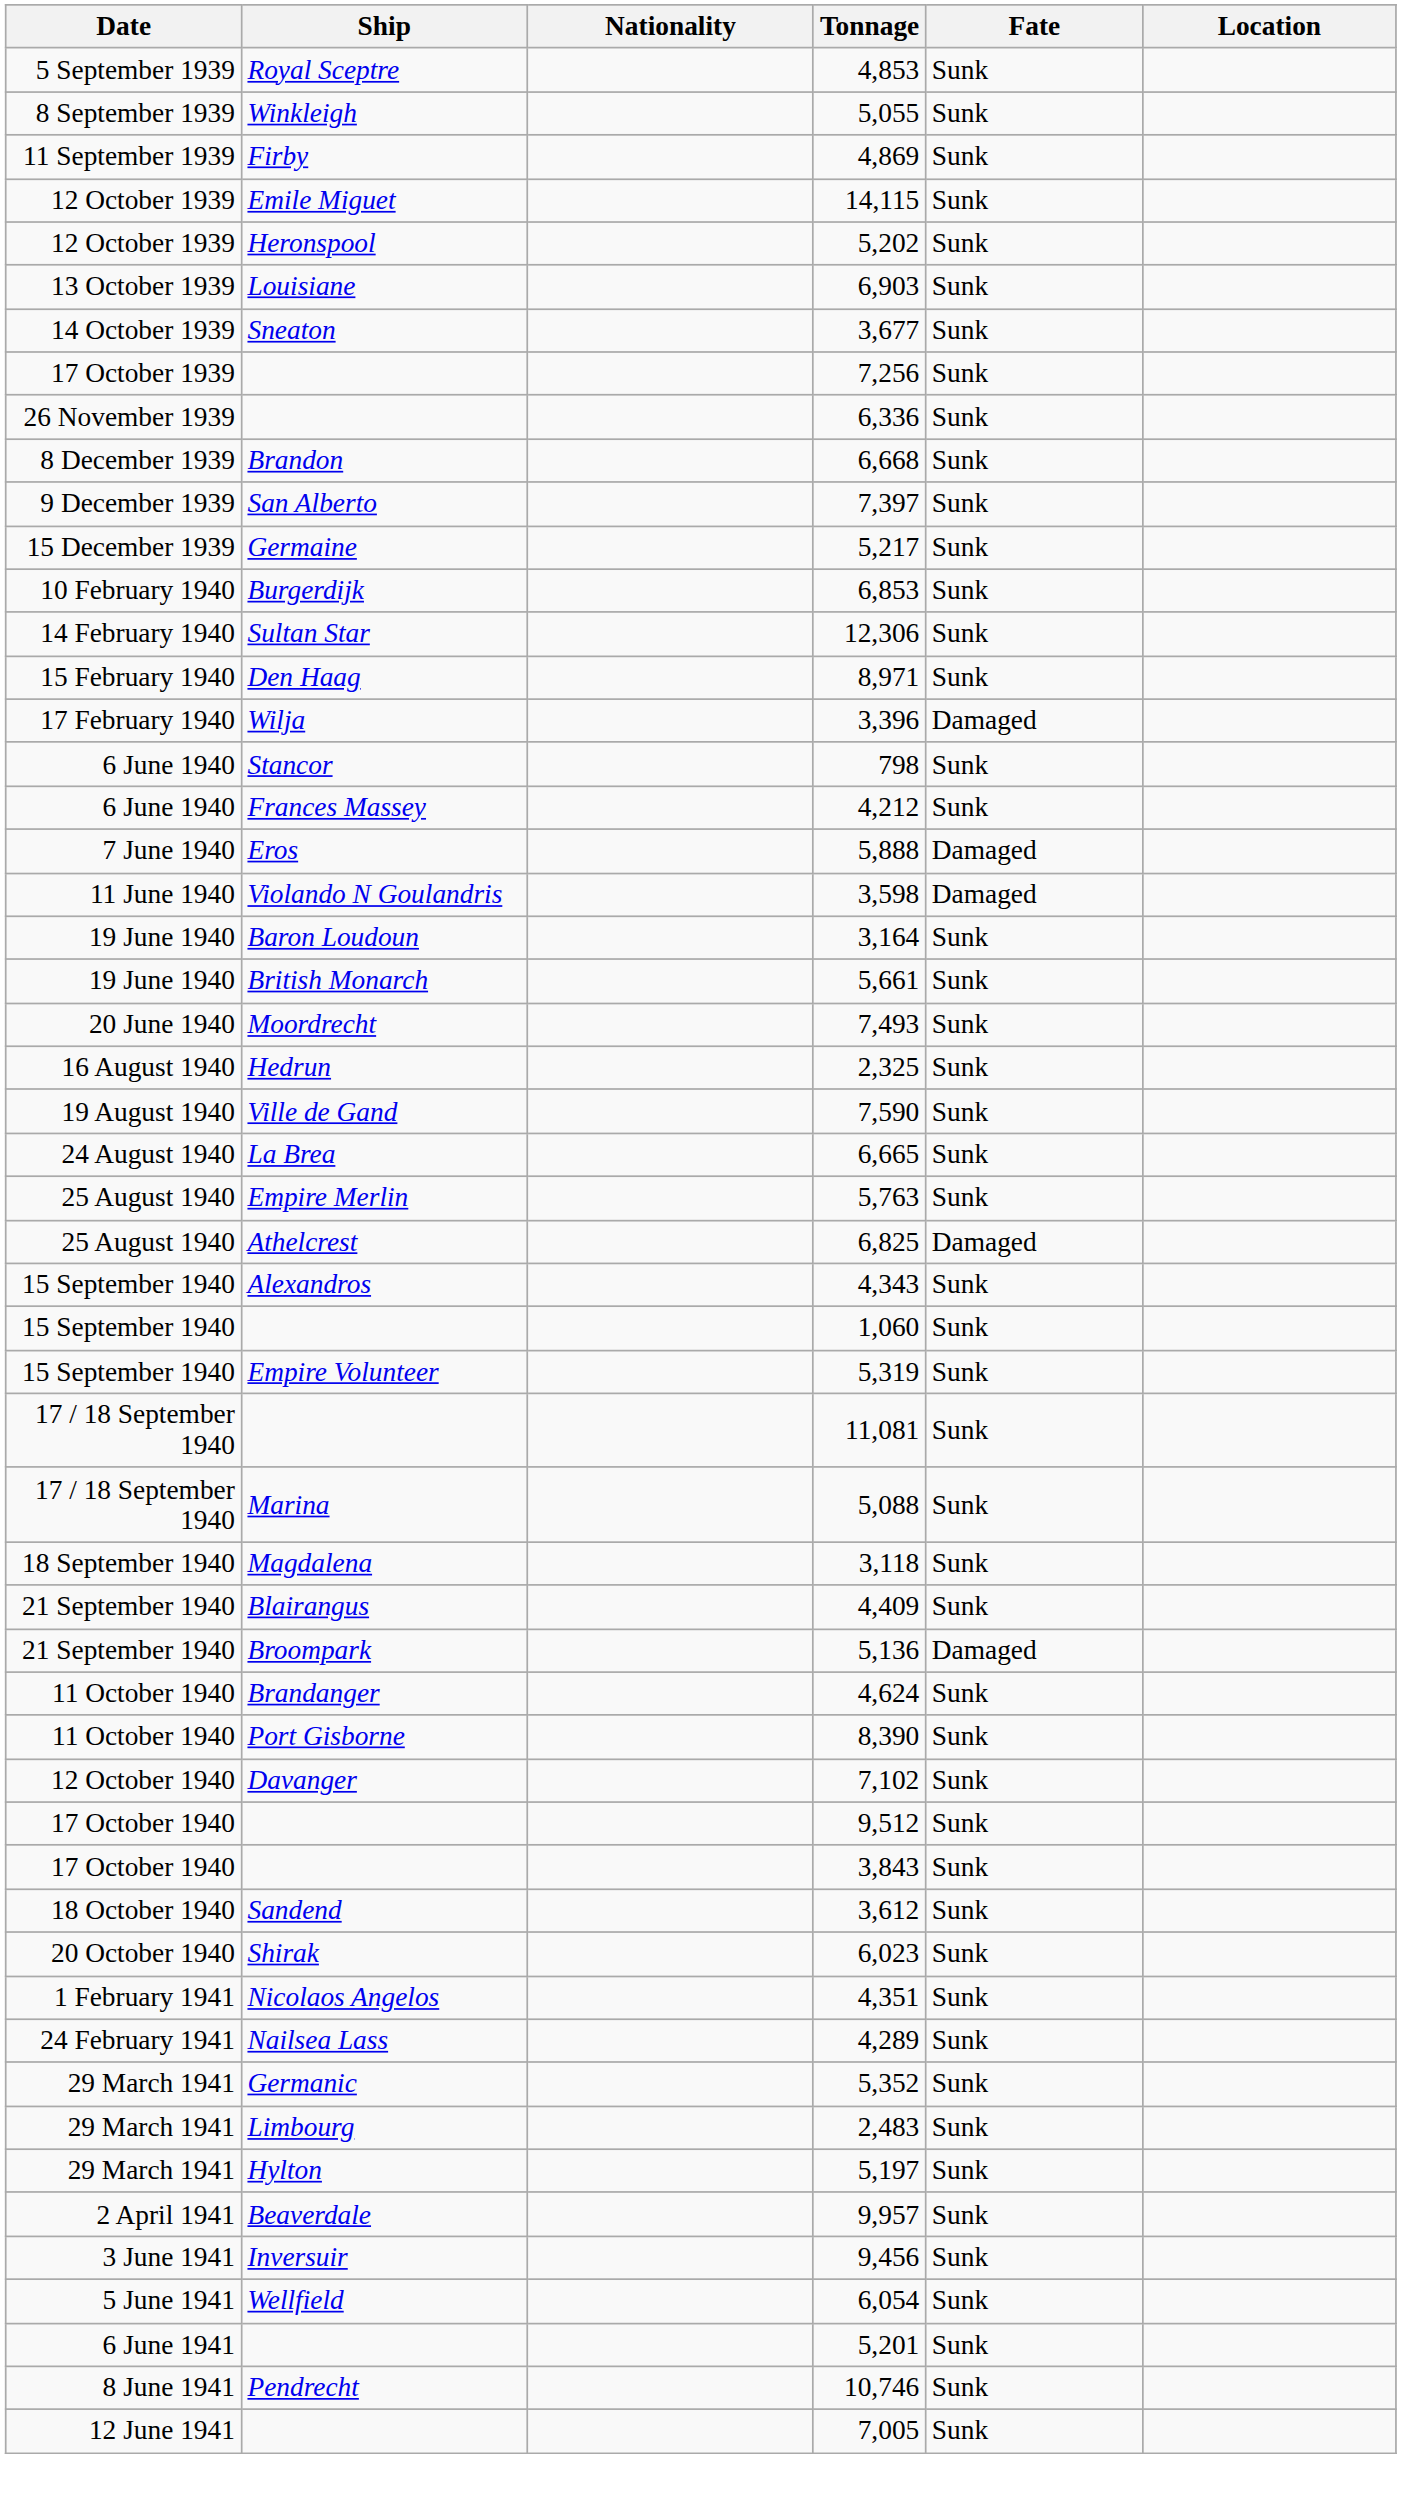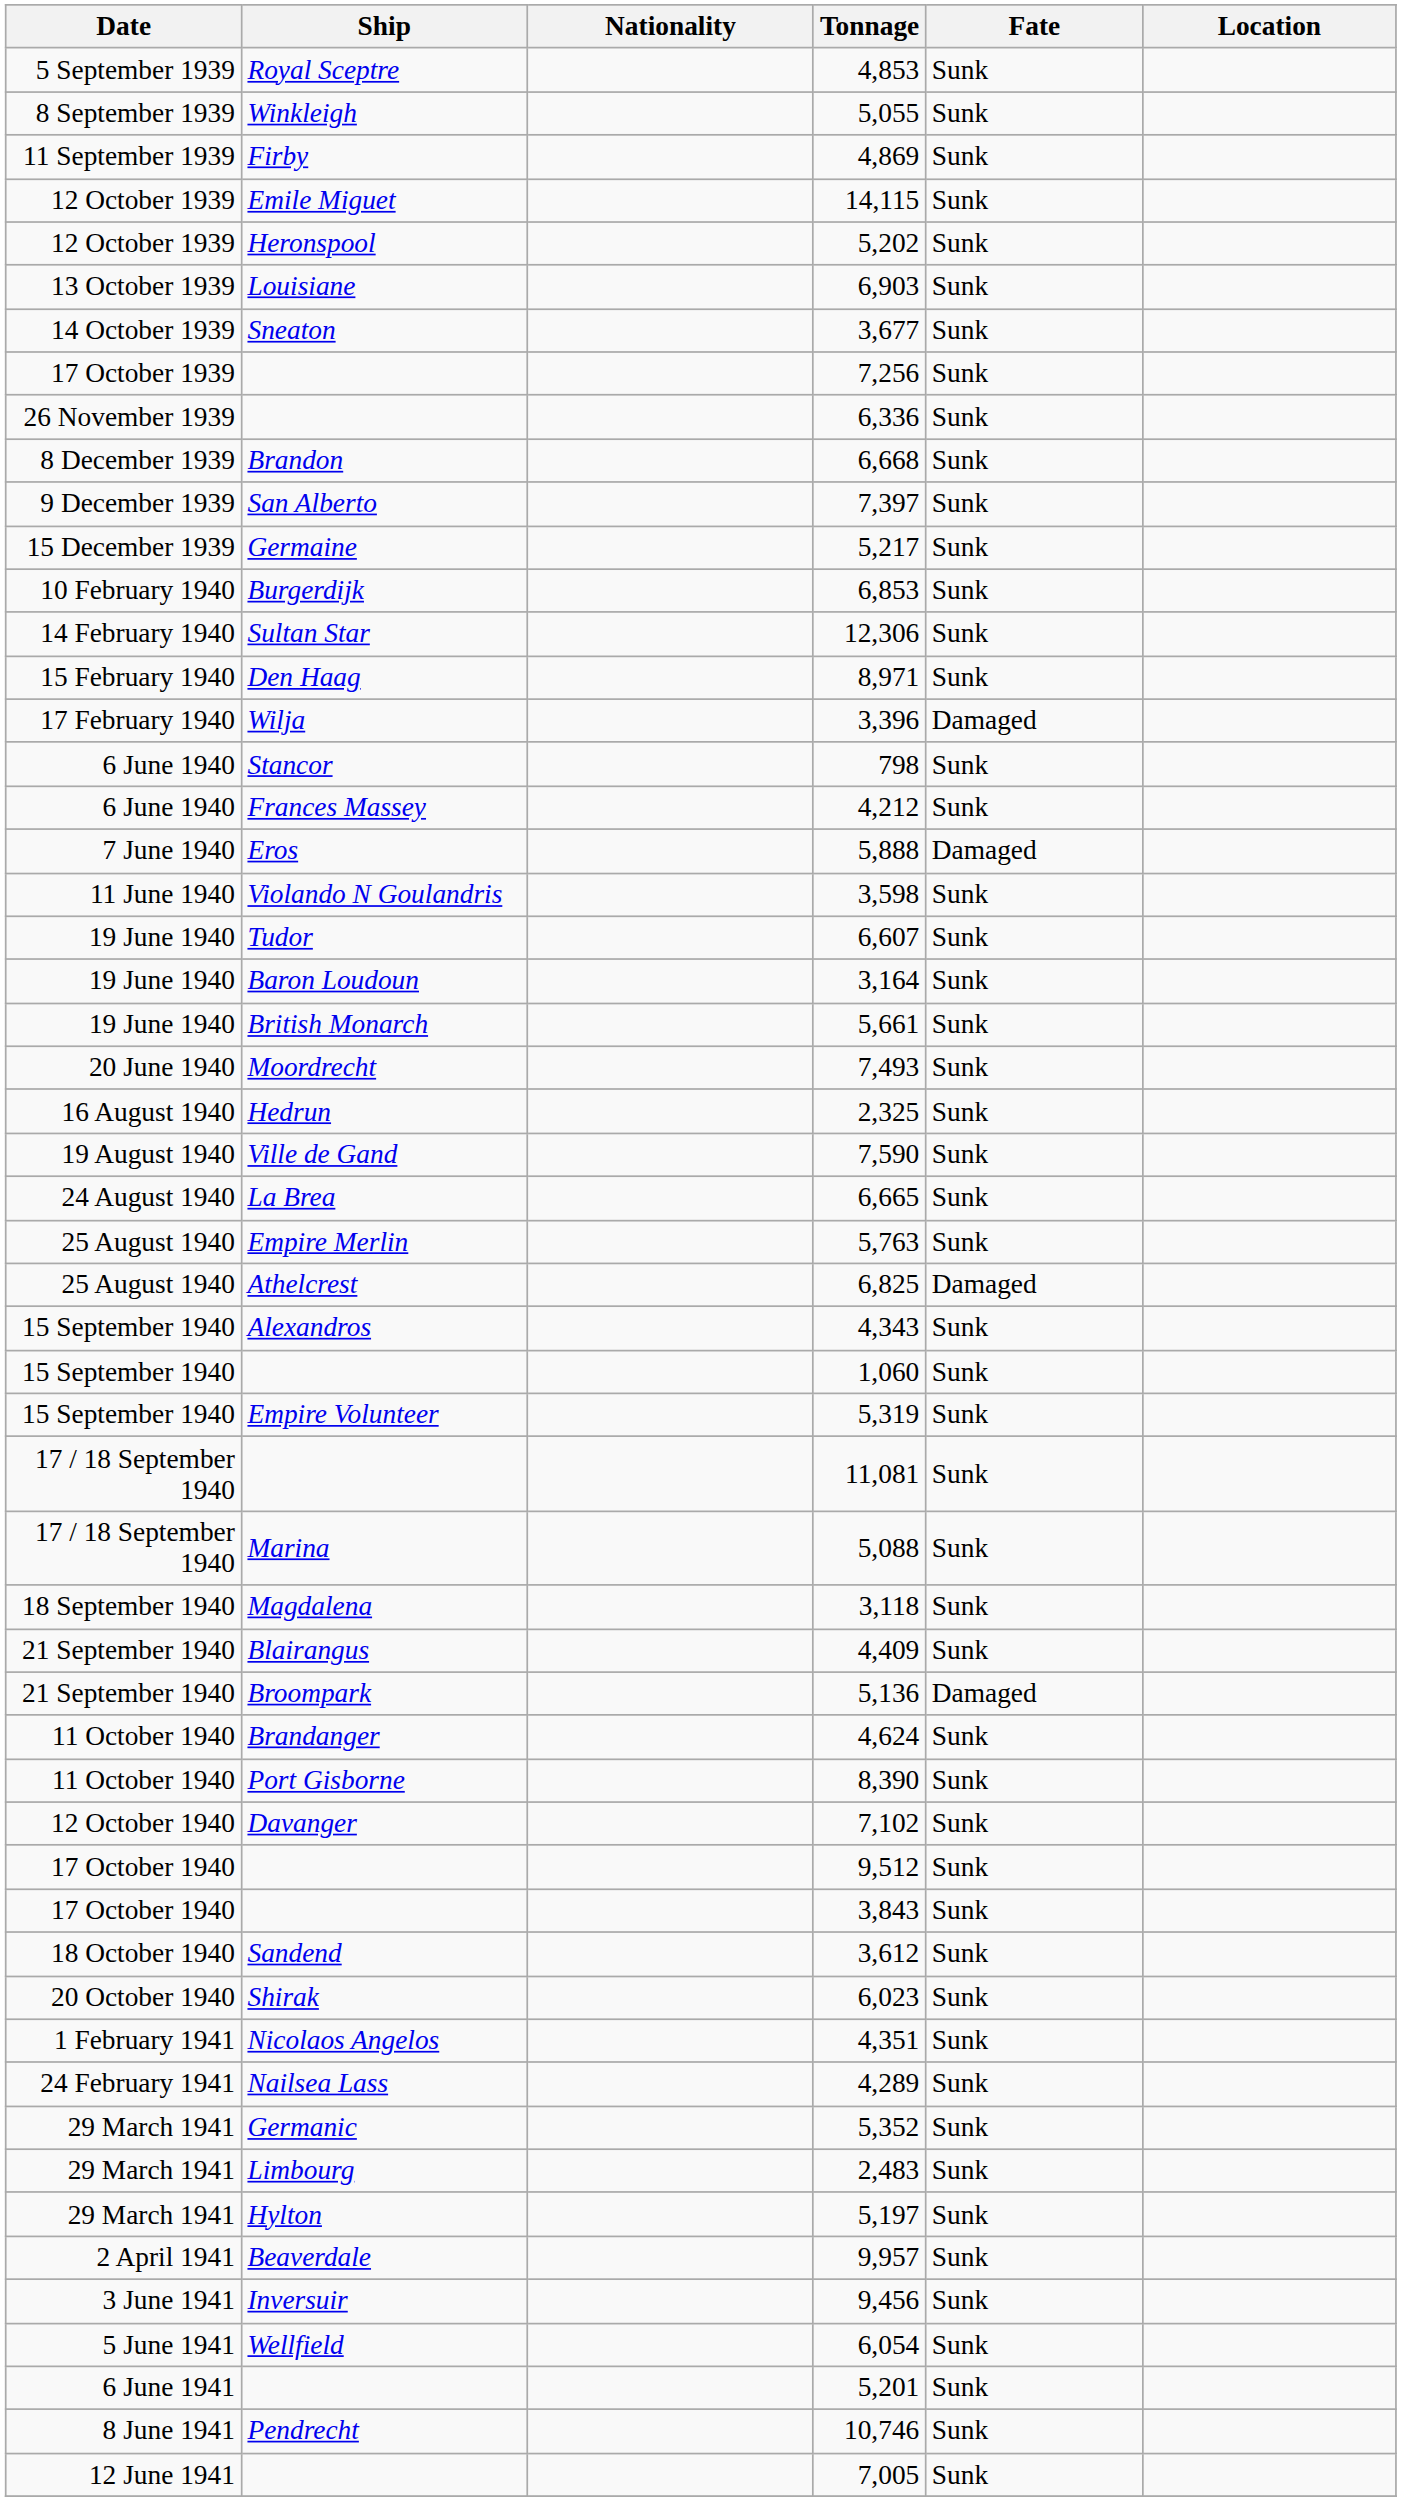(984, 894) Damaged -> (960, 894) Sunk
+ row: (888, 937)
